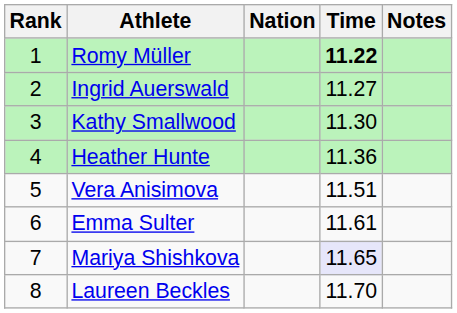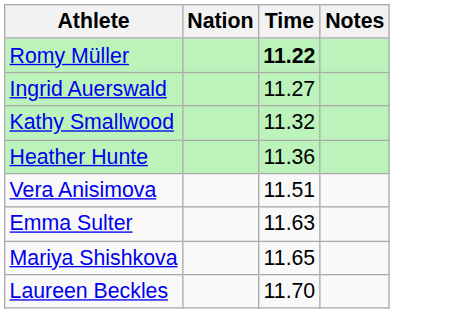- column: (36, 21)
(351, 122) 11.30 -> (289, 122) 11.32
(351, 223) 11.61 -> (289, 223) 11.63
(351, 257) lavender background -> (289, 257) no background
